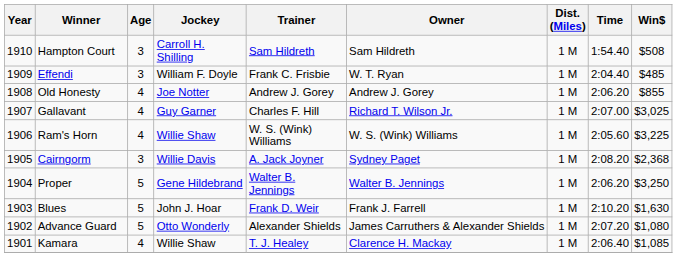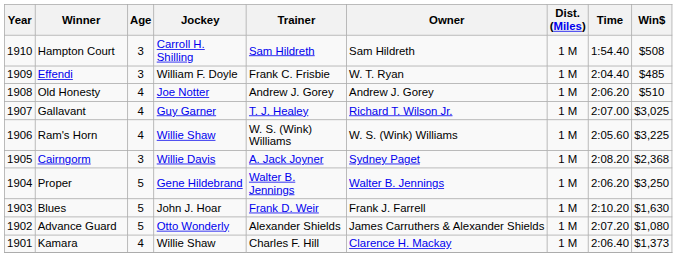(652, 93) $855 -> (652, 93) $510
(284, 111) Charles F. Hill -> (279, 111) T. J. Healey
(279, 244) T. J. Healey -> (284, 244) Charles F. Hill
(652, 244) $1,085 -> (652, 244) $1,373
